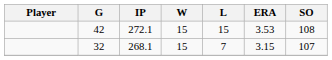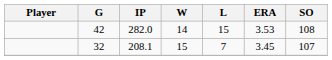(140, 30) 272.1 -> (140, 30) 282.0
(182, 30) 15 -> (182, 30) 14
(140, 47) 268.1 -> (140, 47) 208.1
(265, 47) 3.15 -> (265, 47) 3.45
